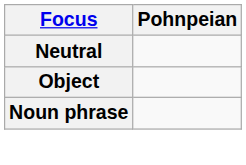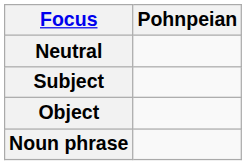+ row: (69, 81)
